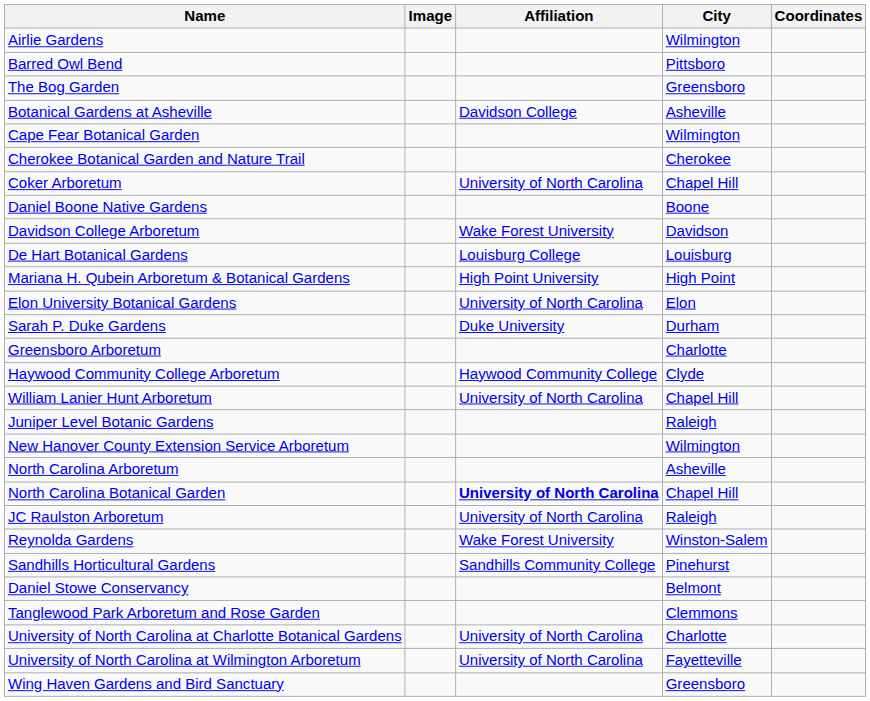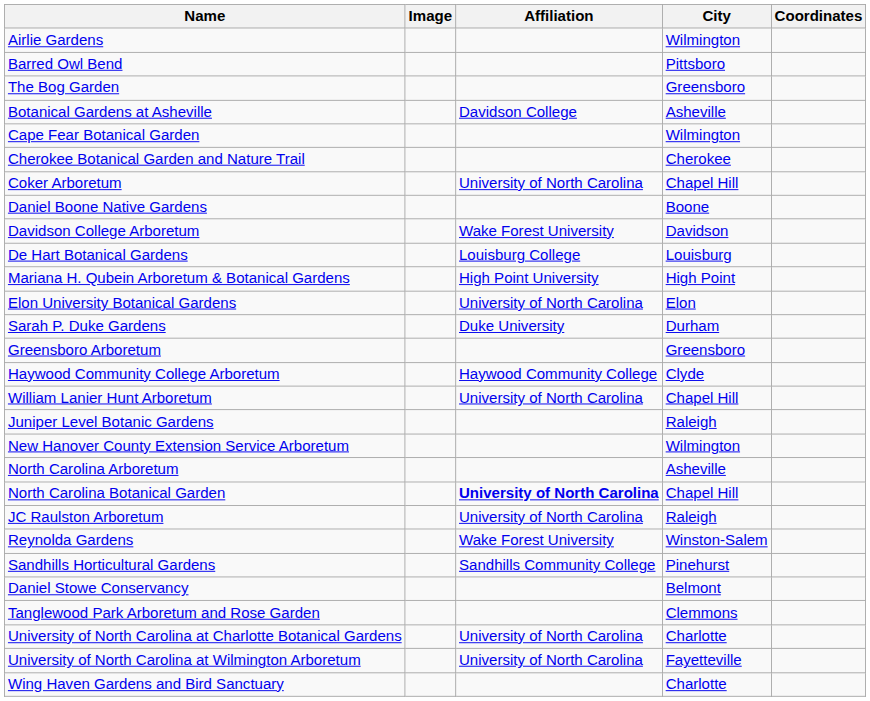(696, 350) Charlotte -> (705, 350) Greensboro
(705, 684) Greensboro -> (696, 684) Charlotte
